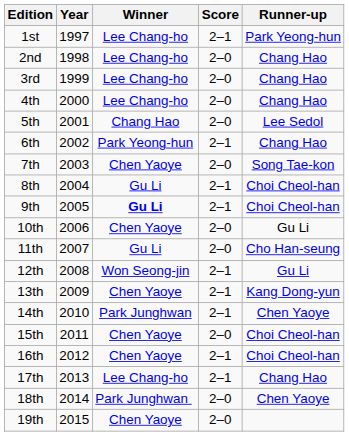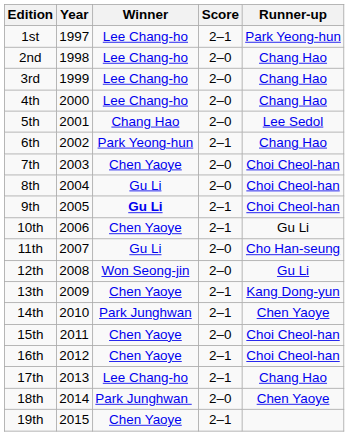(293, 164) Song Tae-kon -> (293, 164) Choi Cheol-han
(220, 185) 2–1 -> (220, 185) 2–0
(220, 228) 2–0 -> (220, 228) 2–1
(220, 270) 2–1 -> (220, 270) 2–0
(220, 420) 2–0 -> (220, 420) 2–1
